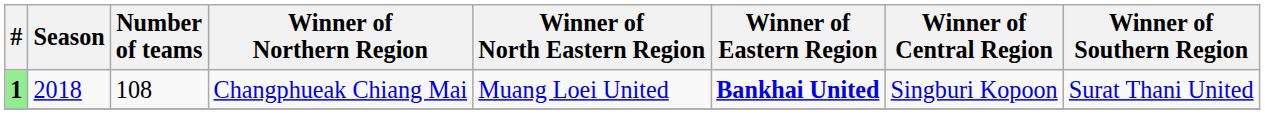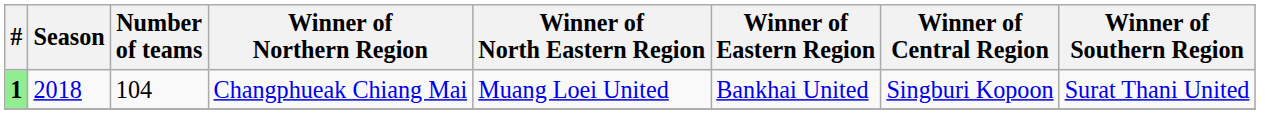(134, 89) 108 -> (134, 89) 104
(798, 89) bold -> (792, 89) normal
